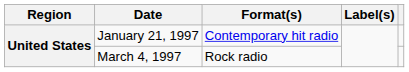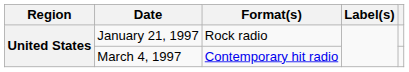(271, 35) Contemporary hit radio -> (236, 35) Rock radio
(236, 56) Rock radio -> (271, 56) Contemporary hit radio
